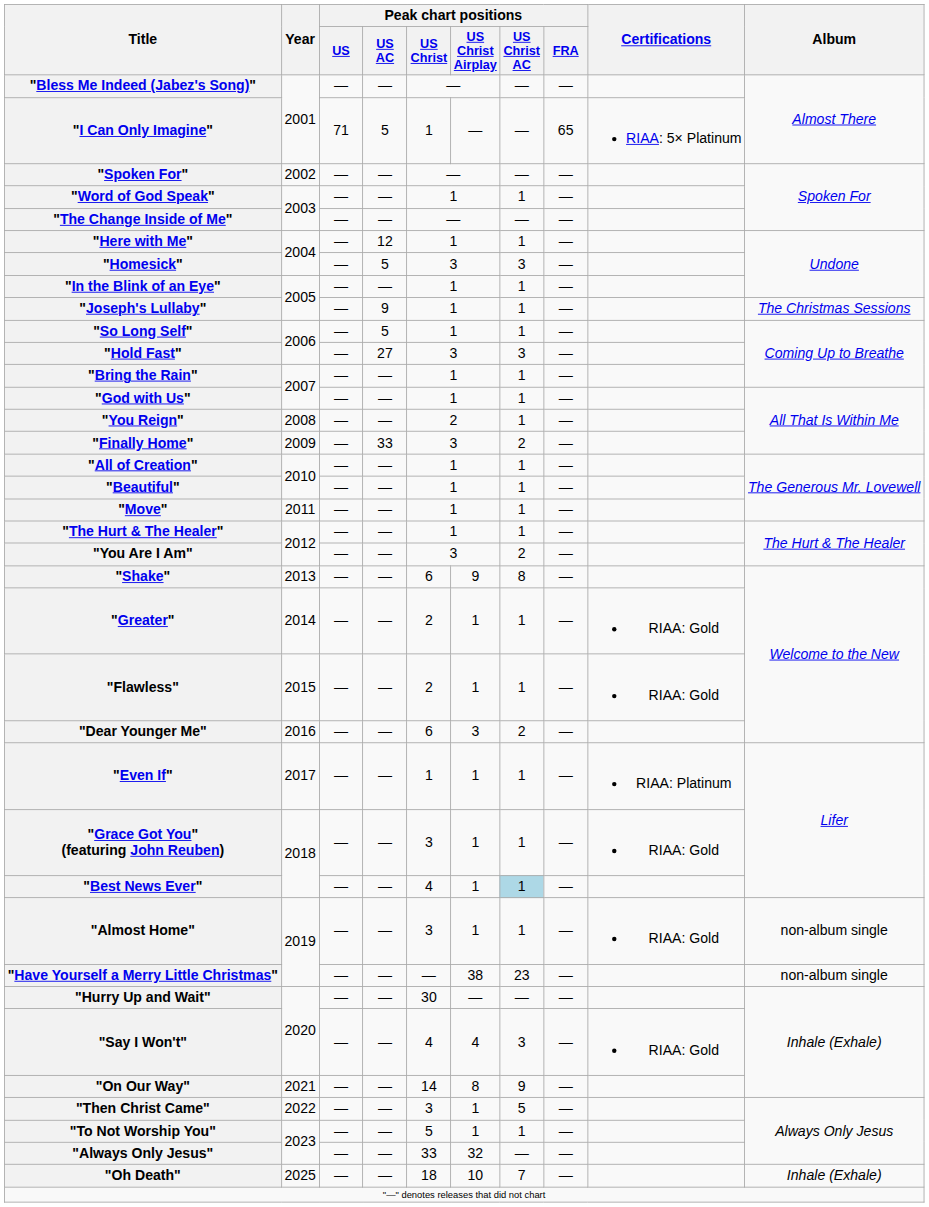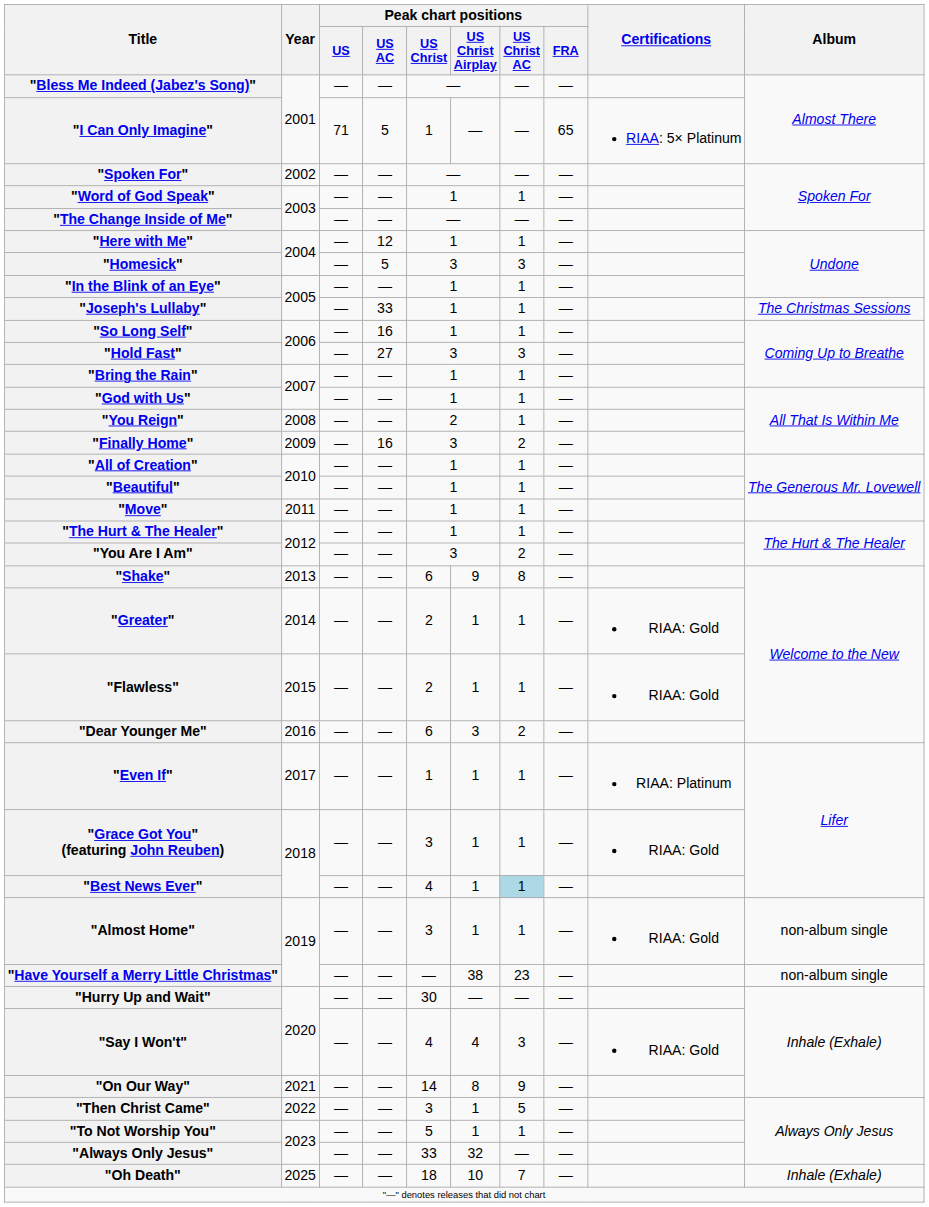(385, 308) 9 -> (385, 308) 33
(385, 331) 5 -> (385, 331) 16
(385, 442) 33 -> (385, 442) 16
